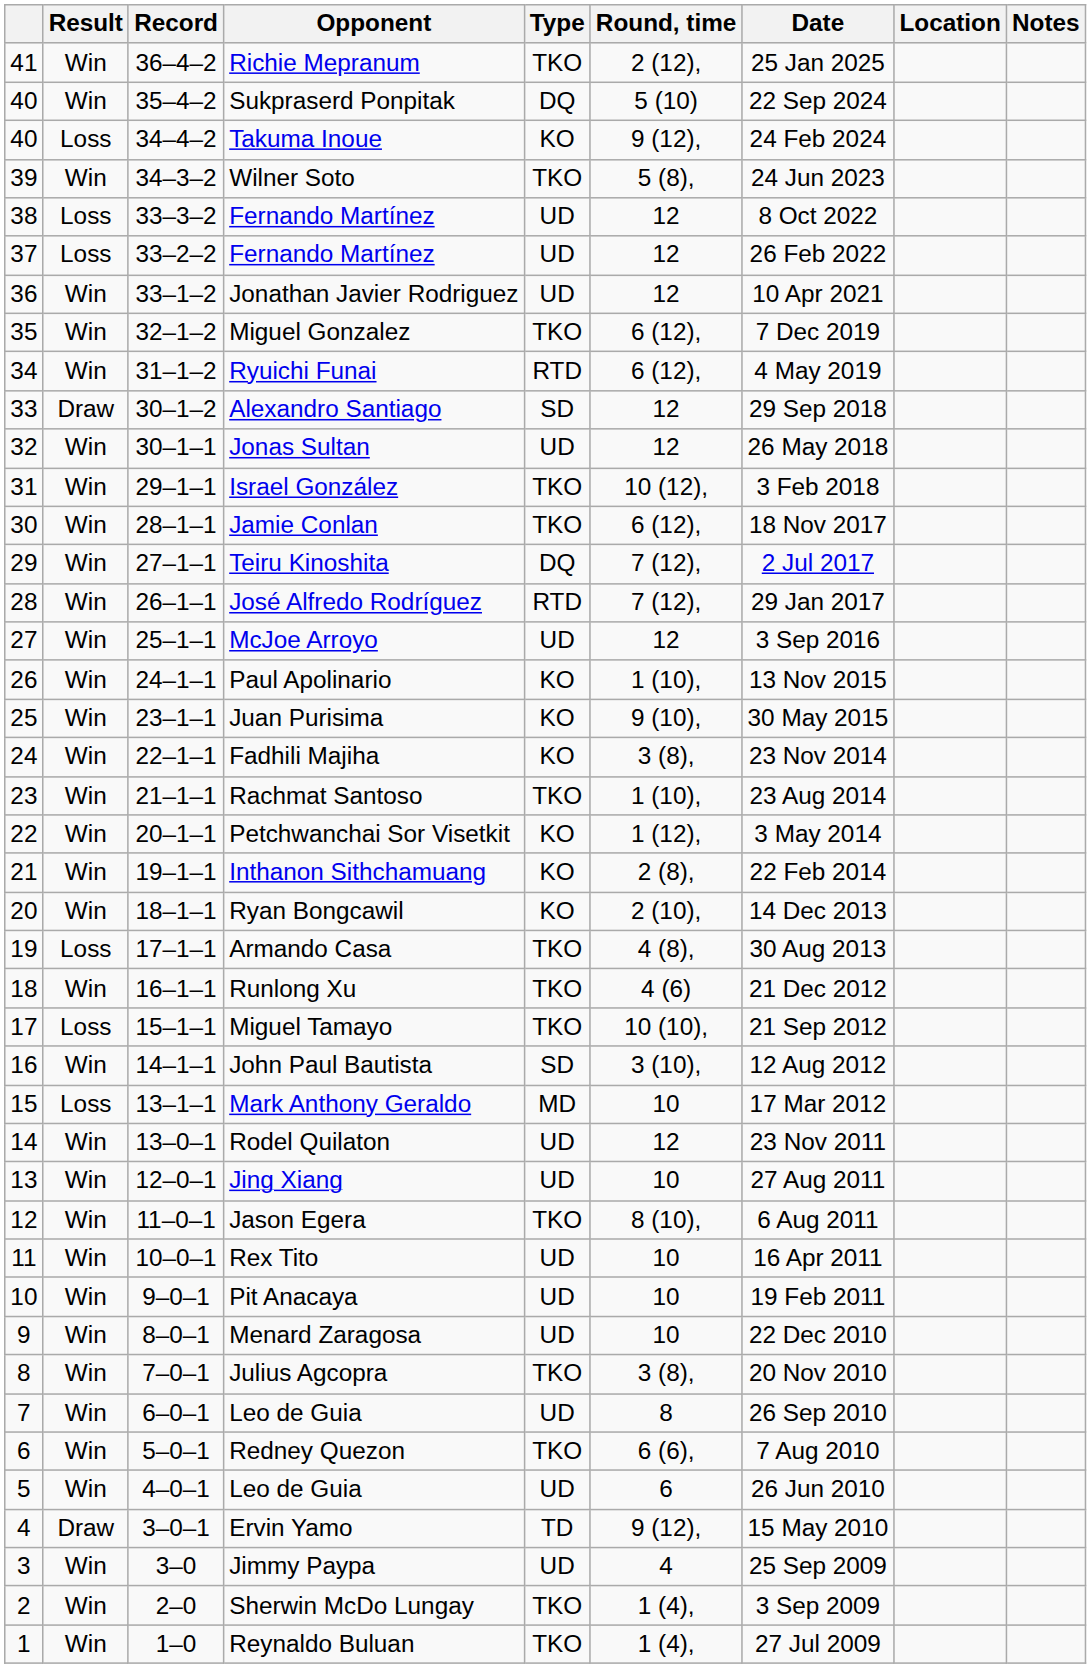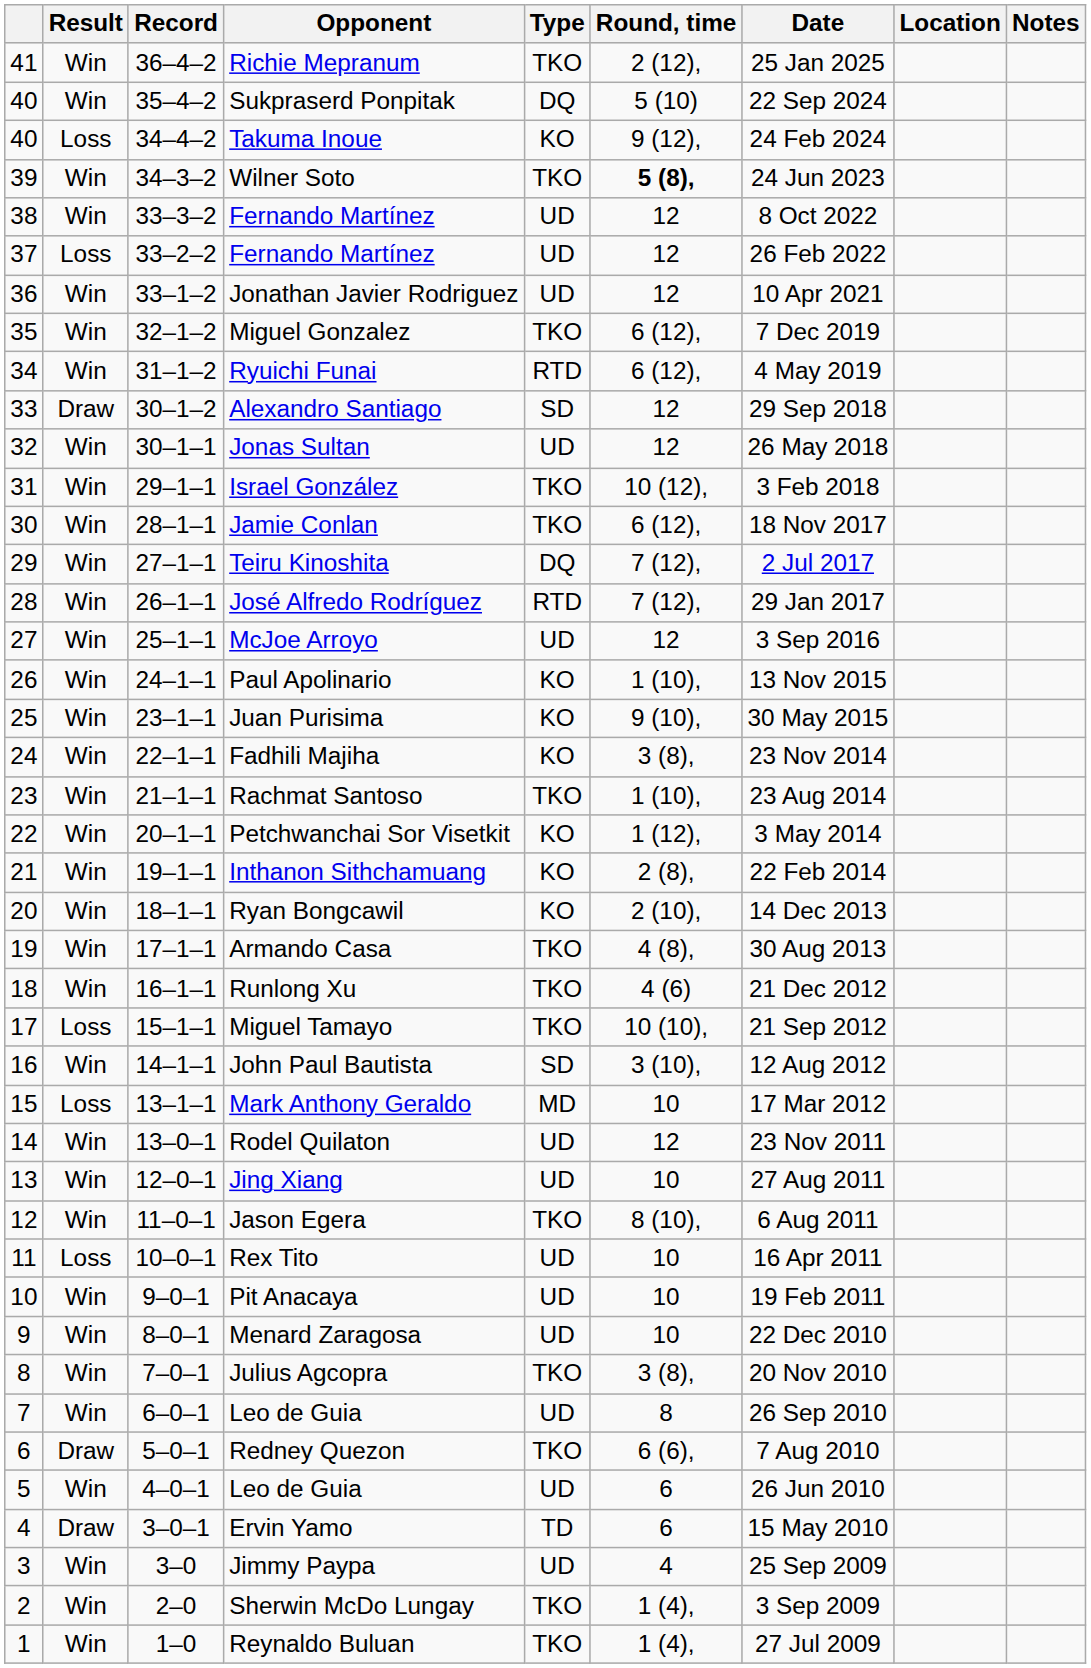(666, 178) normal -> (666, 178) bold
(86, 216) Loss -> (86, 216) Win
(86, 949) Loss -> (86, 949) Win
(86, 1258) Win -> (86, 1258) Loss
(86, 1450) Win -> (86, 1450) Draw
(666, 1528) 9 (12), -> (666, 1528) 6
